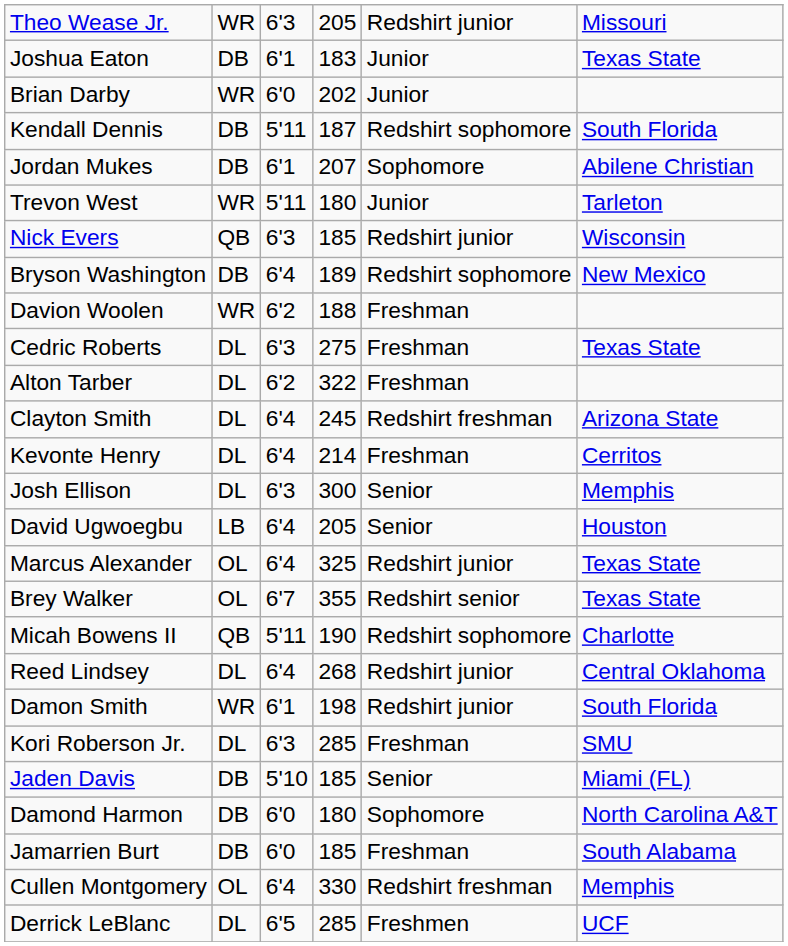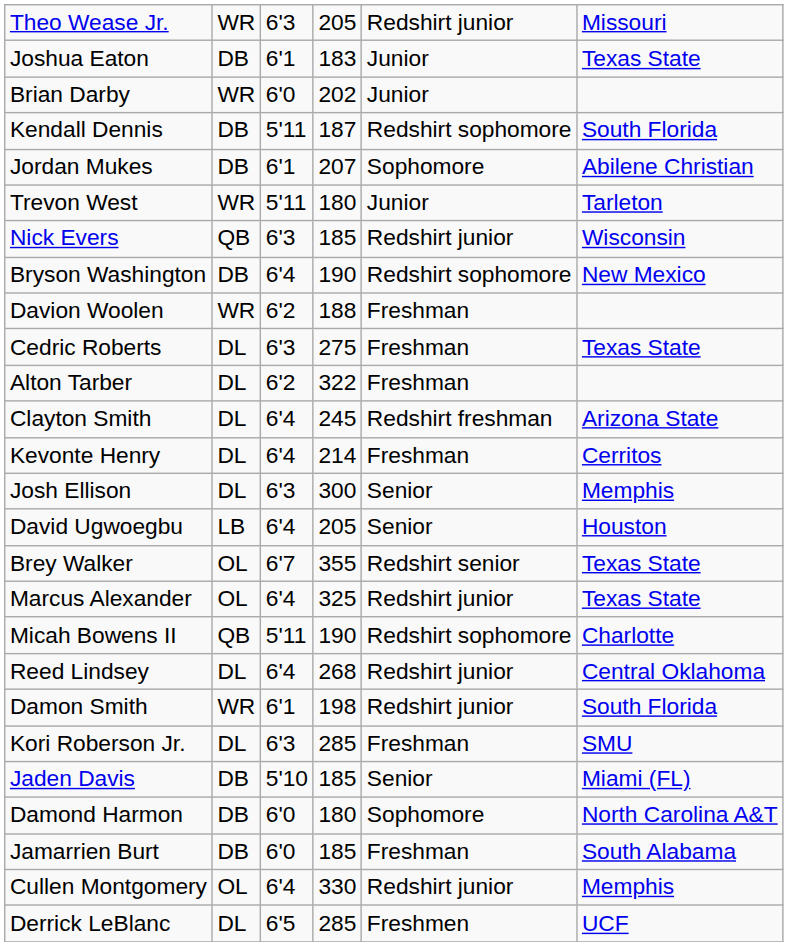(337, 274) 189 -> (337, 274) 190
rows swapped: (101, 563) <-> (71, 599)
(460, 887) Redshirt freshman -> (440, 887) Redshirt junior
